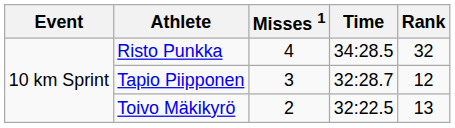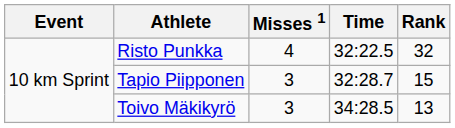(364, 52) 34:28.5 -> (364, 52) 32:22.5
(424, 80) 12 -> (424, 80) 15
(289, 108) 2 -> (289, 108) 3
(364, 108) 32:22.5 -> (364, 108) 34:28.5
